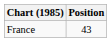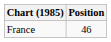(86, 29) 43 -> (86, 29) 46
